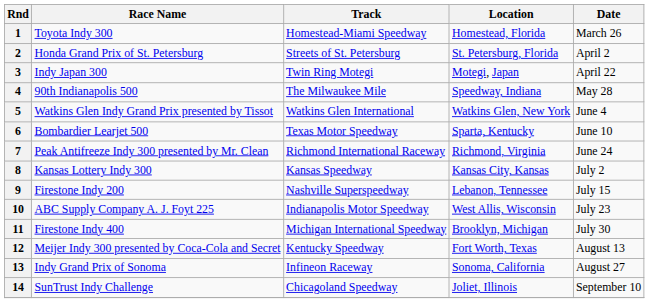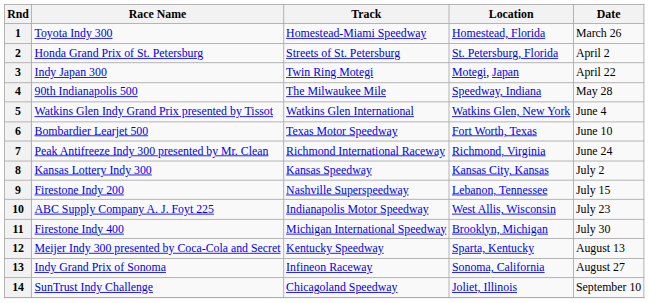(493, 130) Sparta, Kentucky -> (494, 130) Fort Worth, Texas
(494, 248) Fort Worth, Texas -> (493, 248) Sparta, Kentucky
